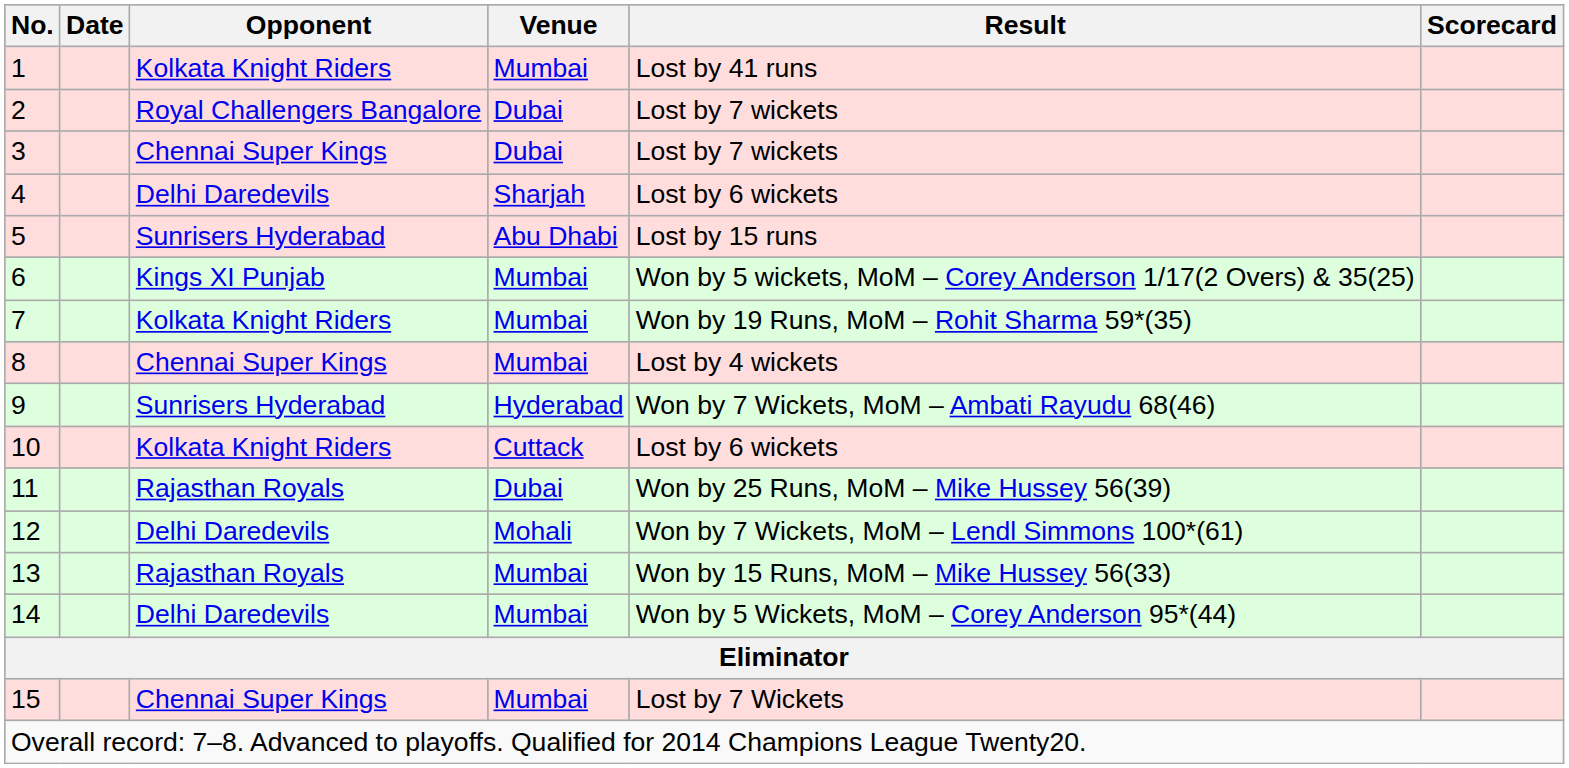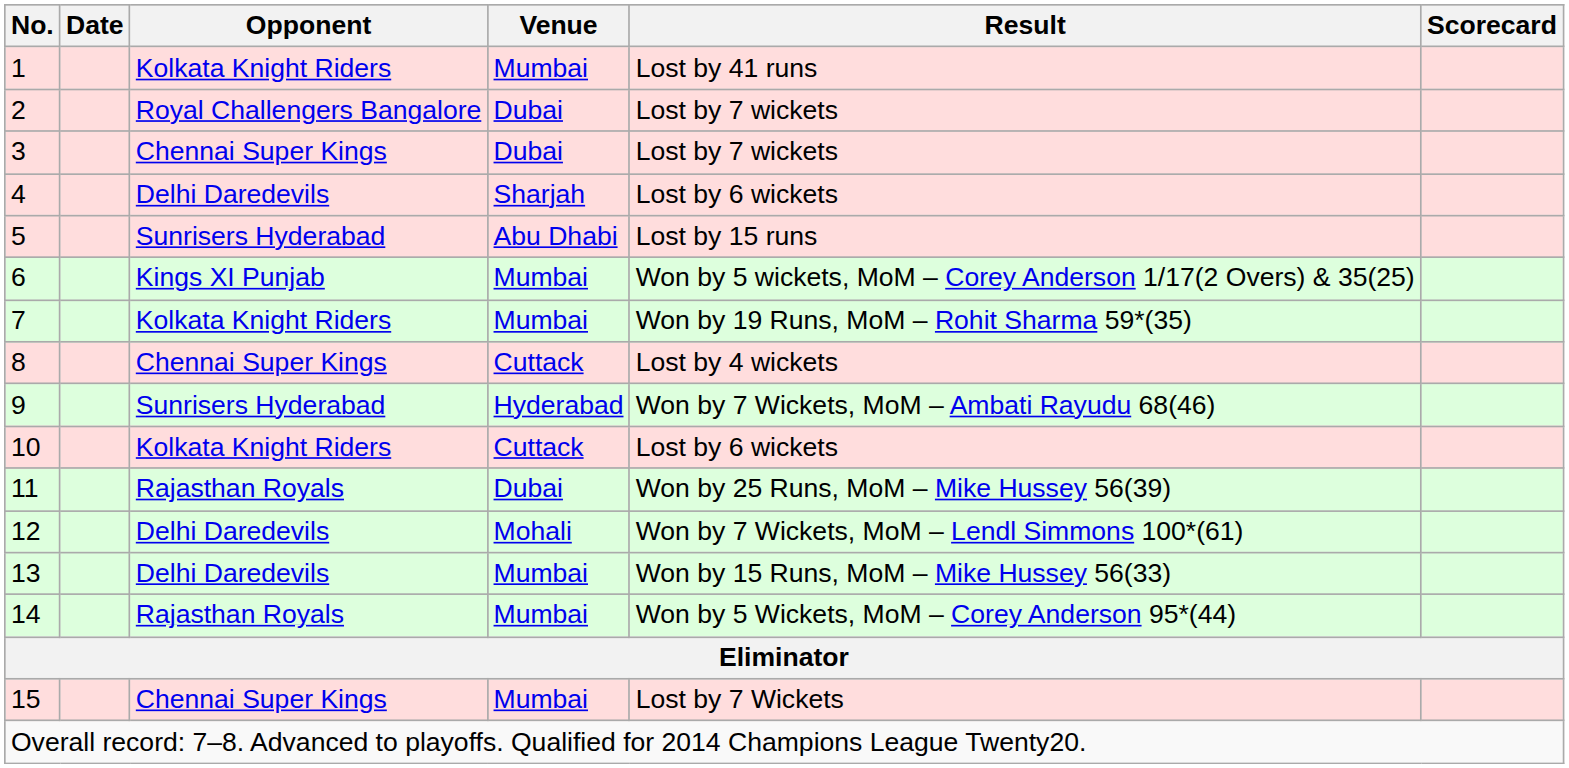(541, 362) Mumbai -> (539, 362) Cuttack
(240, 573) Rajasthan Royals -> (233, 573) Delhi Daredevils
(233, 615) Delhi Daredevils -> (240, 615) Rajasthan Royals
